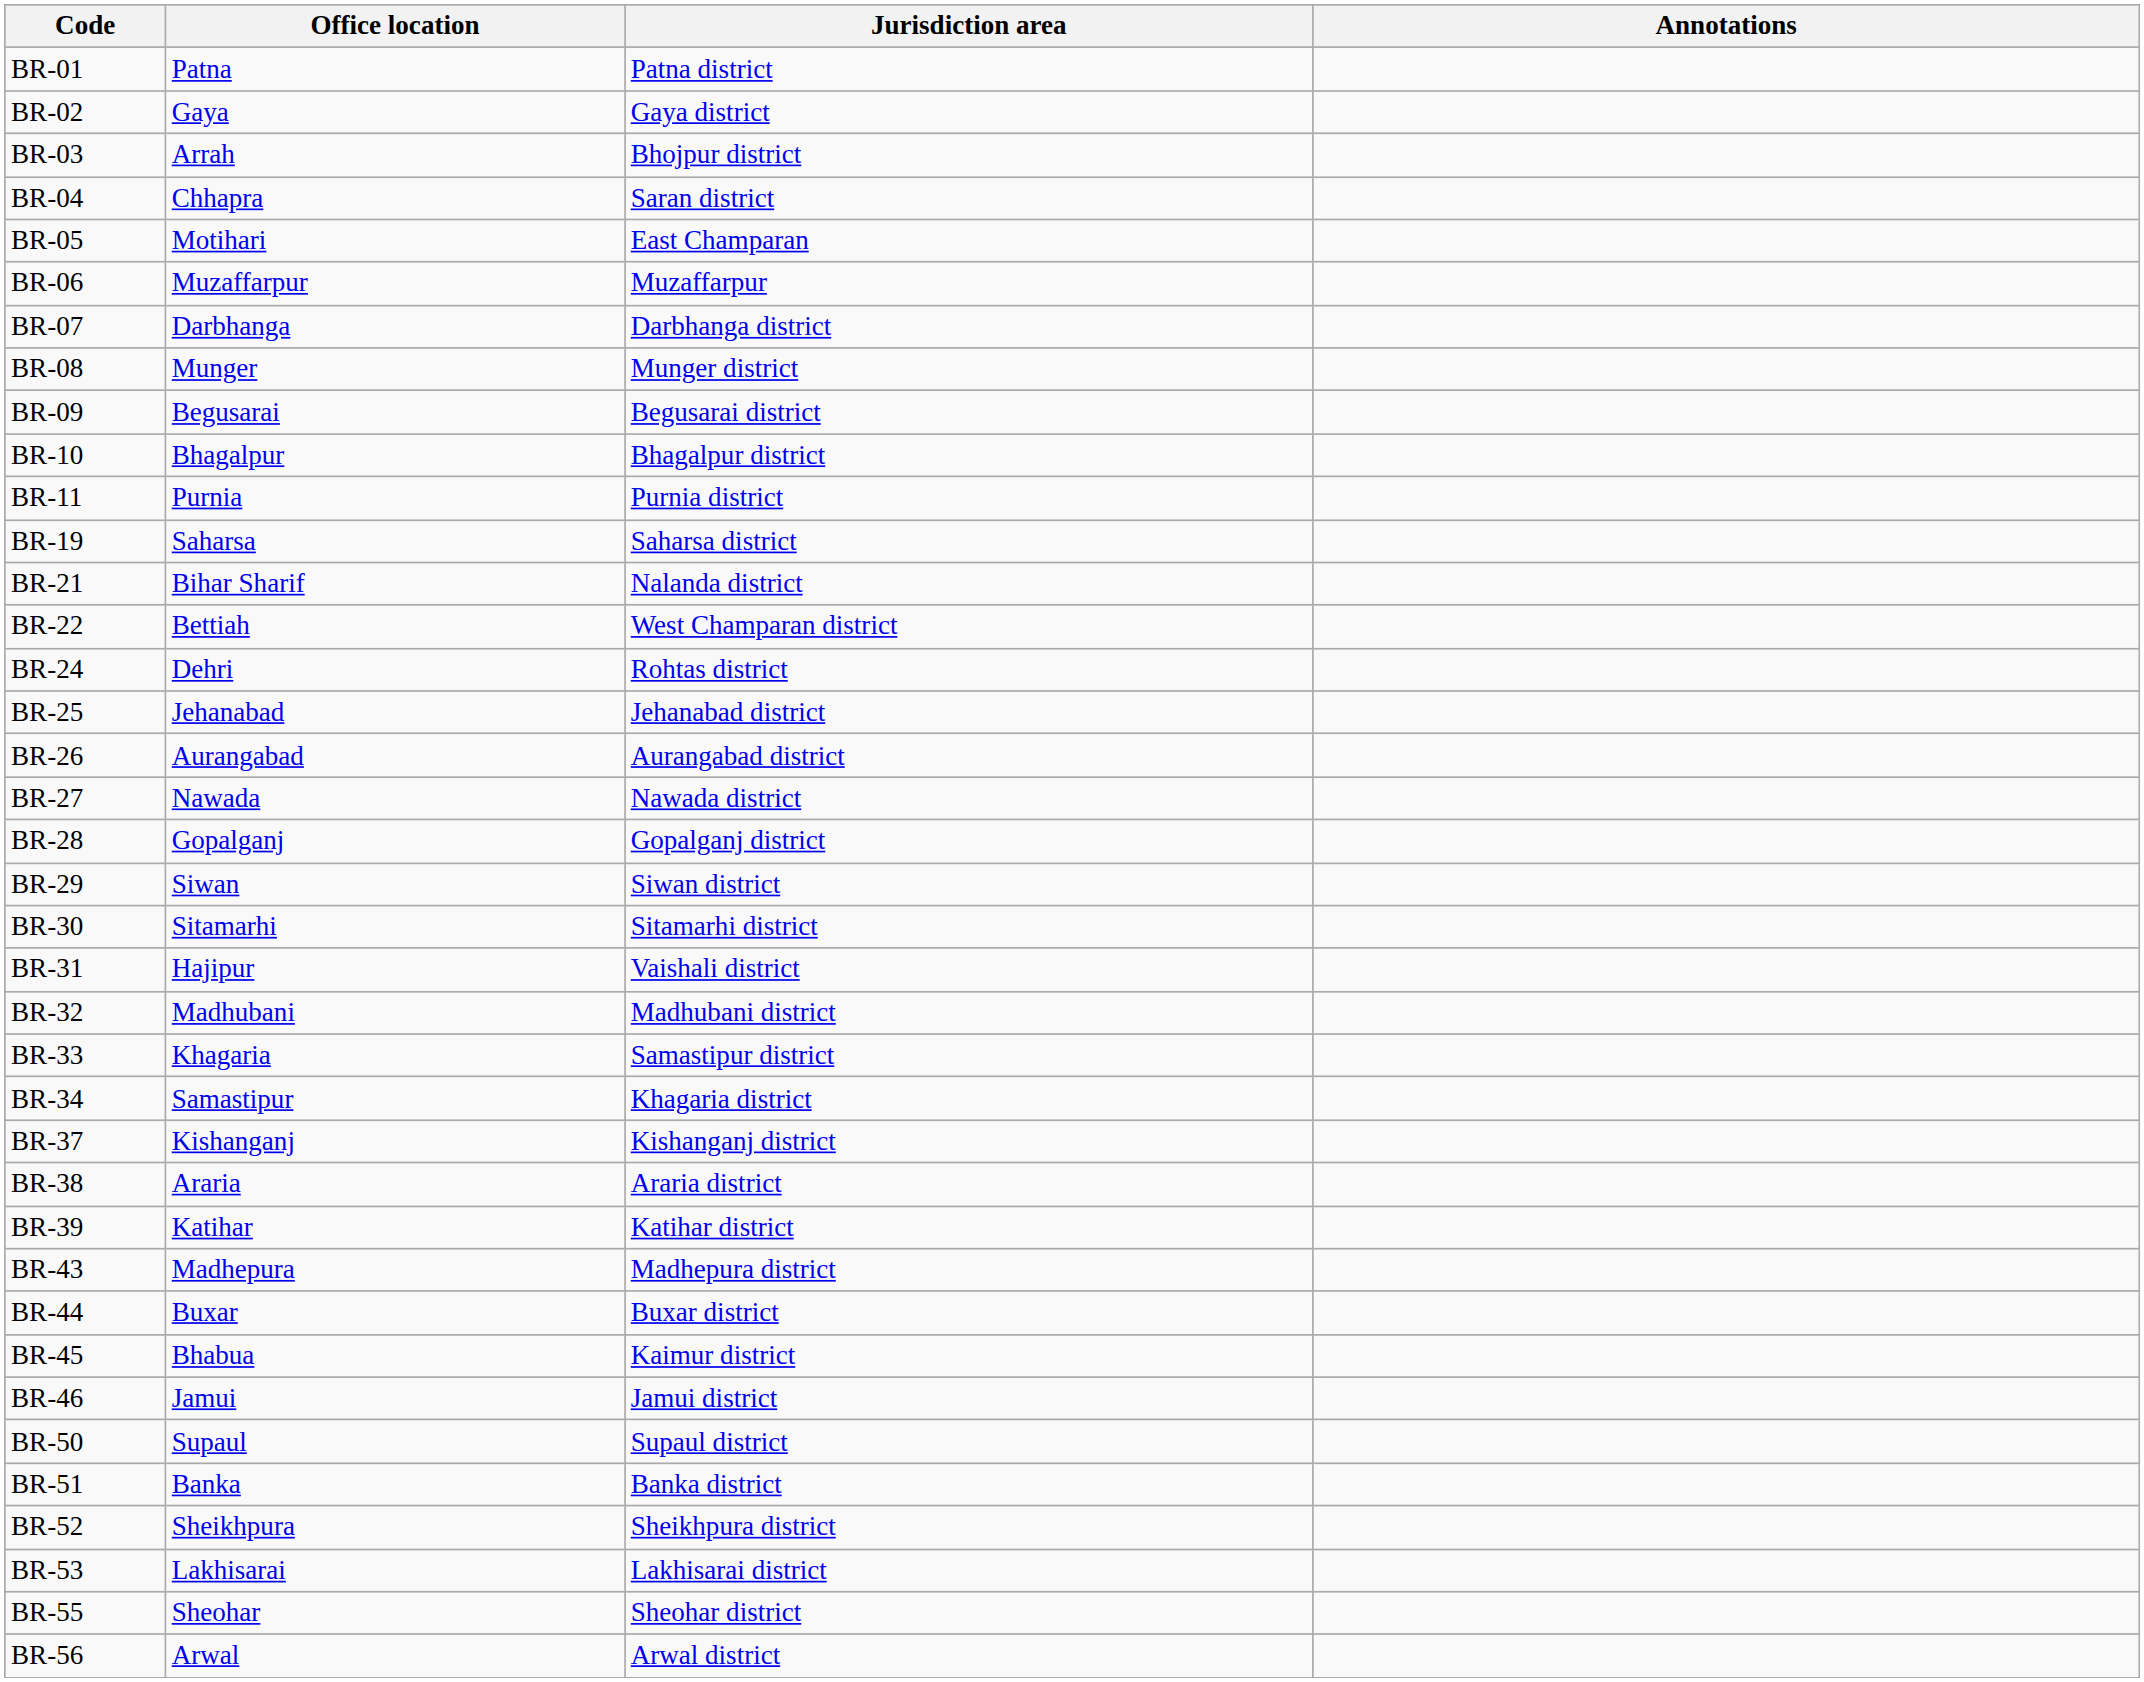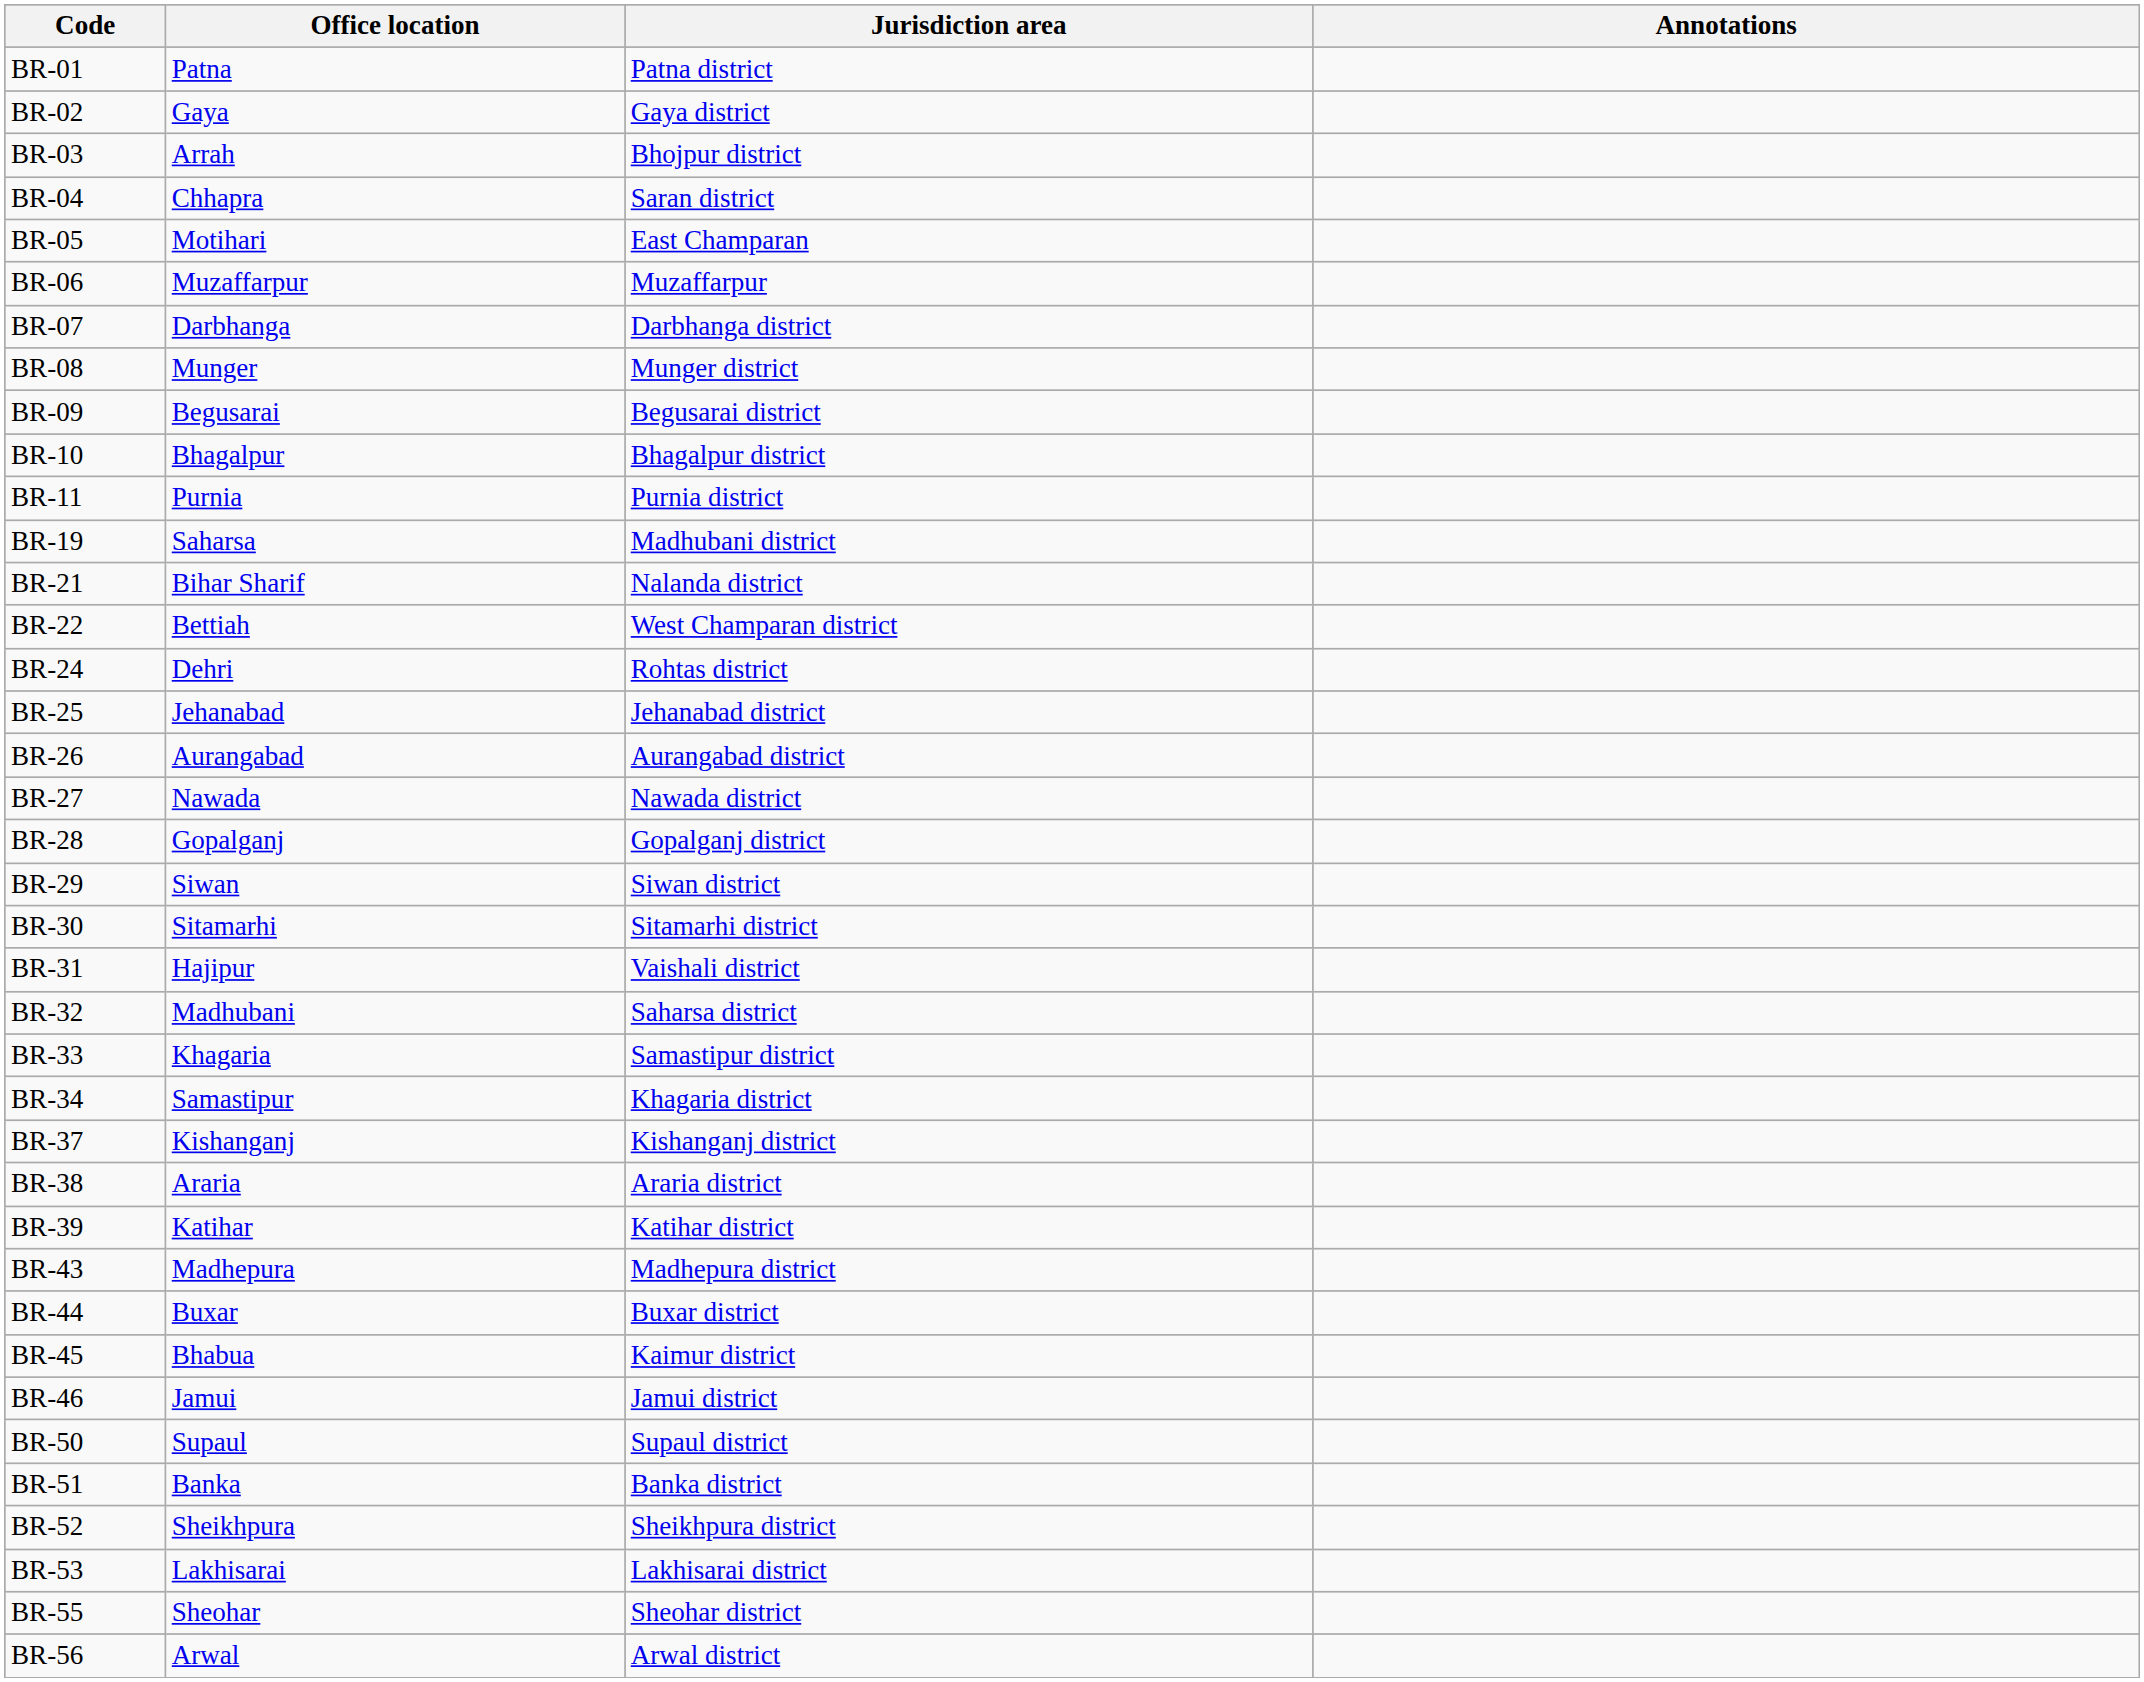(714, 540) Saharsa district -> (733, 540) Madhubani district
(733, 1012) Madhubani district -> (714, 1012) Saharsa district
